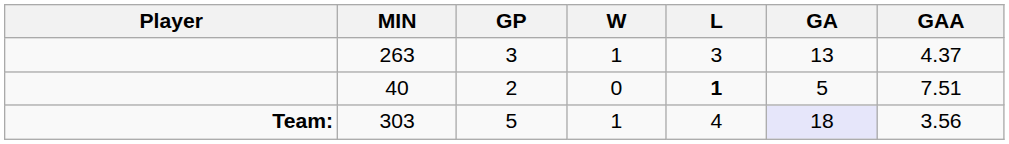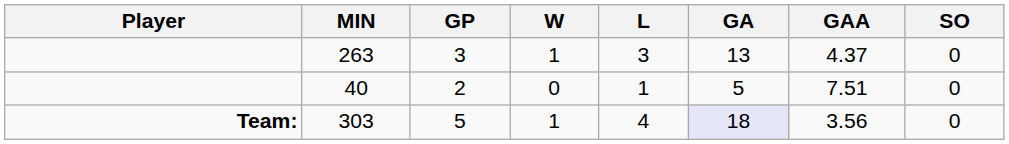+ column: (955, 21)
(716, 88) bold -> (643, 88) normal
